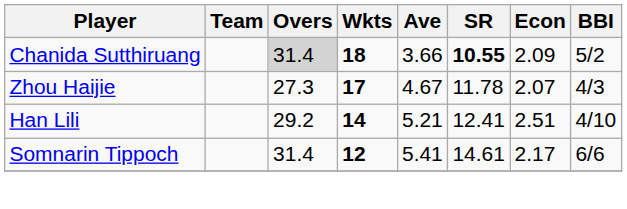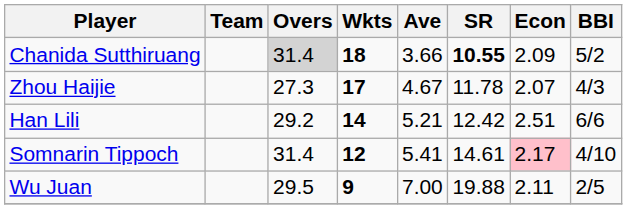(479, 120) 12.41 -> (479, 120) 12.42
(596, 120) 4/10 -> (590, 120) 6/6
(535, 154) no background -> (535, 154) pink background
(590, 154) 6/6 -> (596, 154) 4/10
+ row: (51, 187)
